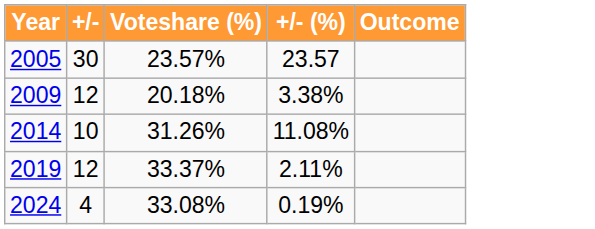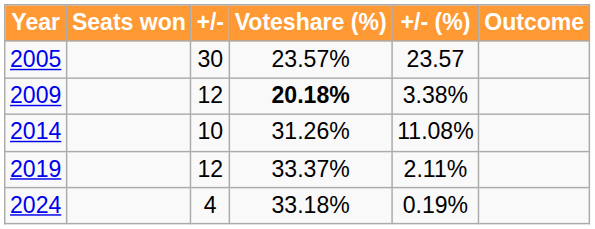+ column: (129, 22)
(186, 95) normal -> (311, 95) bold
(186, 205) 33.08% -> (311, 205) 33.18%
